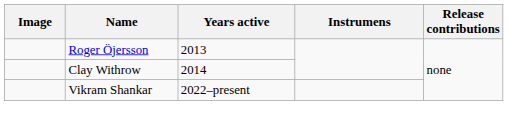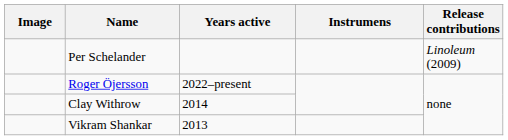+ row: (107, 56)
(194, 49) 2013 -> (217, 84) 2022–present
(215, 89) 2022–present -> (195, 124) 2013
